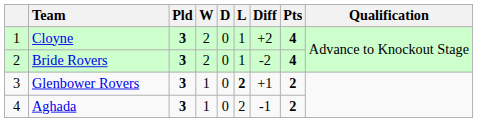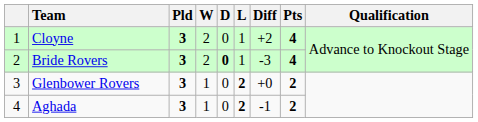(225, 60) normal -> (225, 60) bold
(265, 60) -2 -> (265, 60) -3
(265, 83) +1 -> (265, 83) +0
(242, 106) normal -> (242, 106) bold
